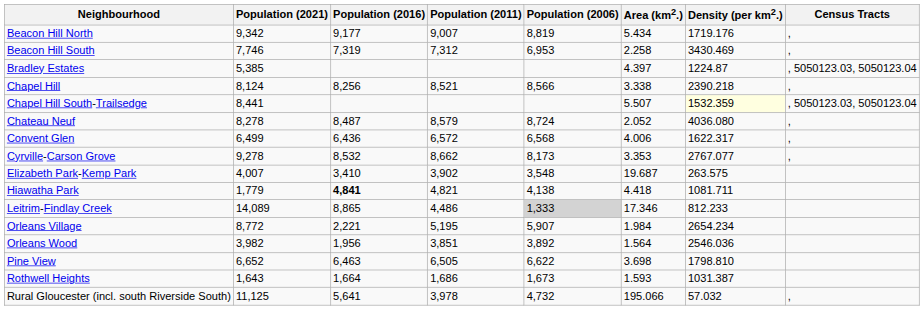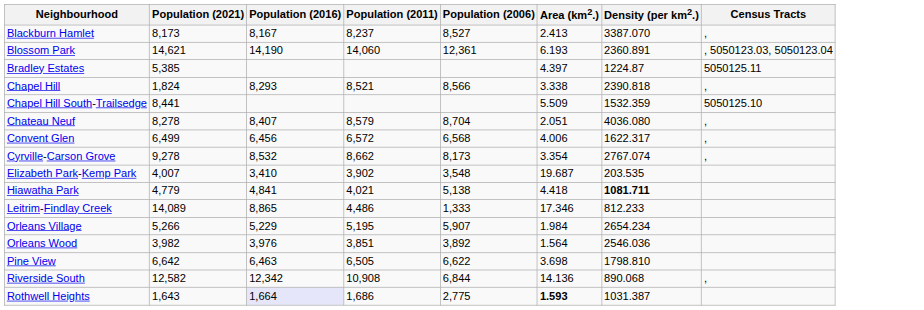- row: (50, 33)
- row: (51, 51)
+ row: (50, 33)
+ row: (41, 51)
(852, 68) , 5050123.03, 5050123.04 -> (733, 68) 5050125.11
(250, 86) 8,124 -> (166, 86) 1,824
(347, 86) 8,256 -> (263, 86) 8,293
(711, 86) 2390.218 -> (627, 86) 2390.818
(638, 103) 5.507 -> (554, 103) 5.509
(711, 103) lightyellow background -> (627, 103) no background
(852, 103) , 5050123.03, 5050123.04 -> (733, 103) 5050125.10
(347, 121) 8,487 -> (263, 121) 8,407
(540, 121) 8,724 -> (457, 121) 8,704
(638, 121) 2.052 -> (554, 121) 2.051
(347, 138) 6,436 -> (263, 138) 6,456
(638, 156) 3.353 -> (554, 156) 3.354
(711, 156) 2767.077 -> (627, 156) 2767.074
(708, 173) 263.575 -> (624, 173) 203.535
(250, 191) 1,779 -> (166, 191) 4,779
(347, 191) bold -> (263, 191) normal
(444, 191) 4,821 -> (360, 191) 4,021
(540, 191) 4,138 -> (457, 191) 5,138
(711, 191) normal -> (627, 191) bold
(540, 208) lightgrey background -> (457, 208) no background
(250, 226) 8,772 -> (166, 226) 5,266
(347, 226) 2,221 -> (263, 226) 5,229
(347, 243) 1,956 -> (263, 243) 3,976
(250, 261) 6,652 -> (166, 261) 6,642
+ row: (46, 278)
(347, 278) no background -> (263, 296) lavender background
(540, 278) 1,673 -> (457, 296) 2,775
(638, 278) normal -> (554, 296) bold
- row: (119, 296)
